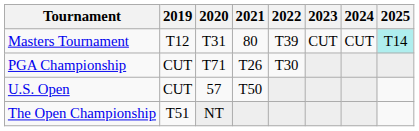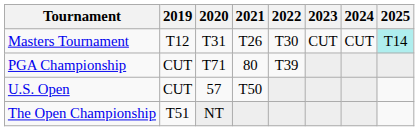(250, 41) 80 -> (250, 41) T26
(287, 41) T39 -> (287, 41) T30
(250, 65) T26 -> (250, 65) 80
(287, 65) T30 -> (287, 65) T39
